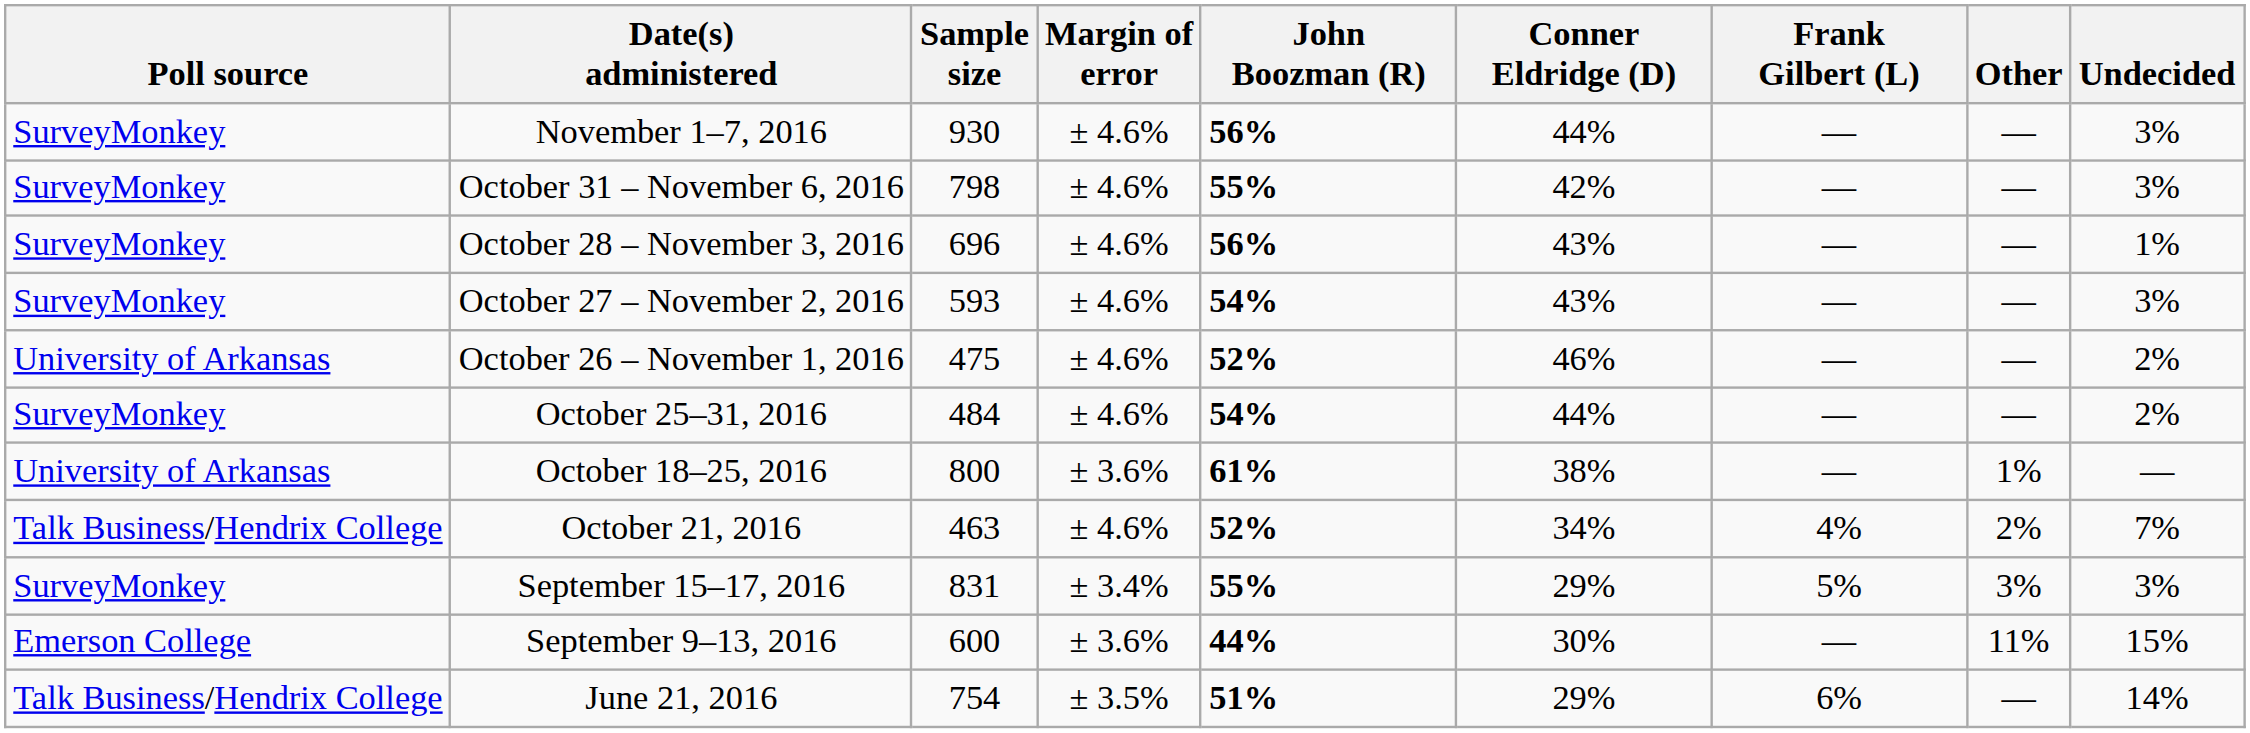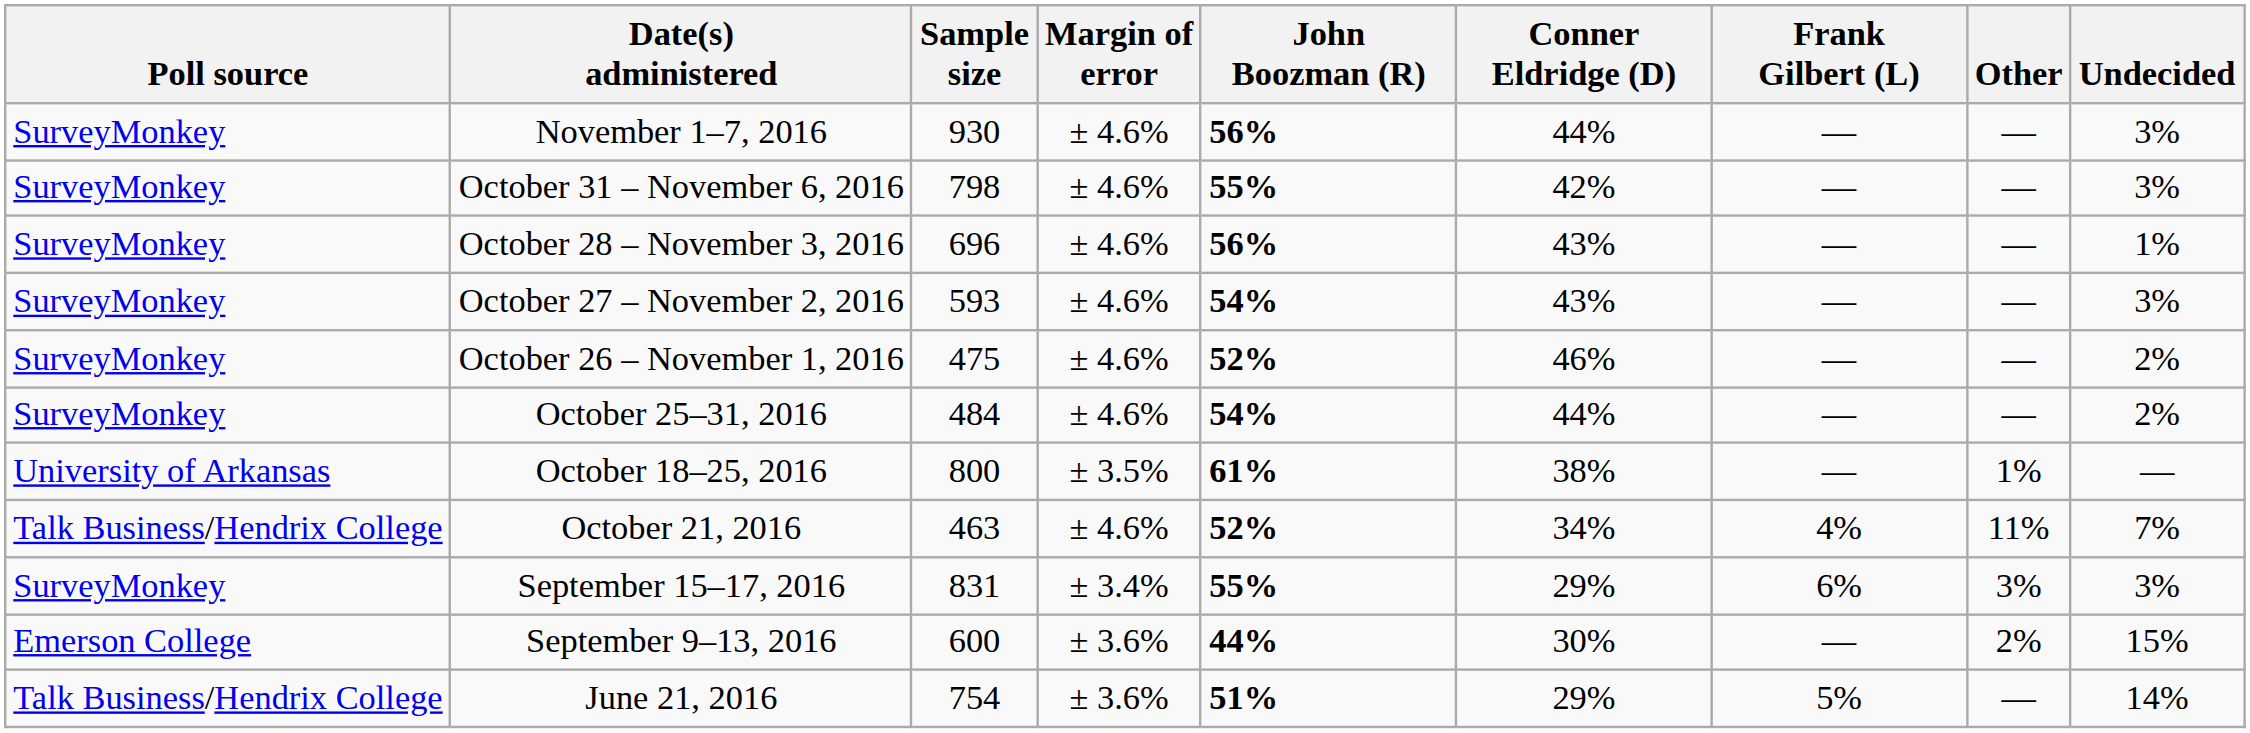(172, 357) University of Arkansas -> (119, 357) SurveyMonkey
(1119, 471) ± 3.6% -> (1119, 471) ± 3.5%
(2019, 528) 2% -> (2019, 528) 11%
(1839, 584) 5% -> (1839, 584) 6%
(2019, 641) 11% -> (2019, 641) 2%
(1119, 698) ± 3.5% -> (1119, 698) ± 3.6%
(1839, 698) 6% -> (1839, 698) 5%
